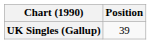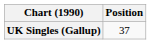(124, 30) 39 -> (124, 30) 37
